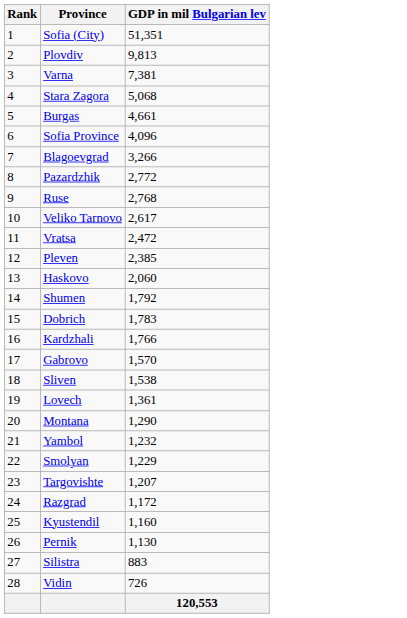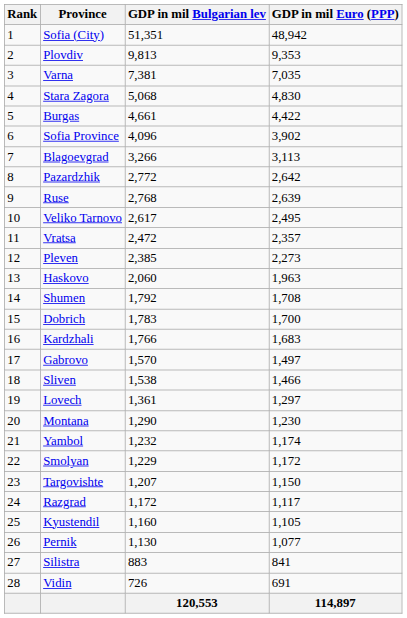+ column: (335, 14)
